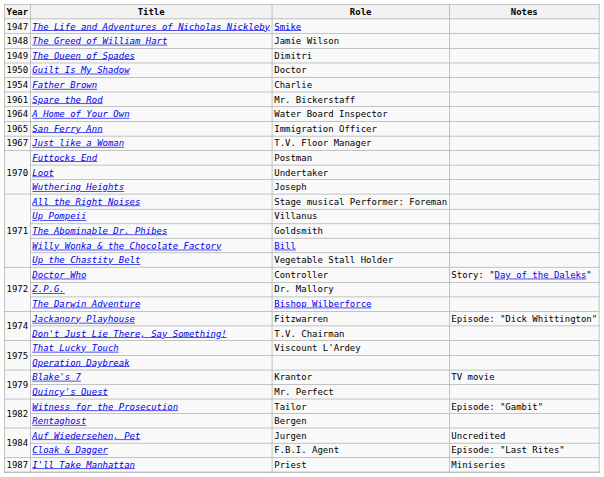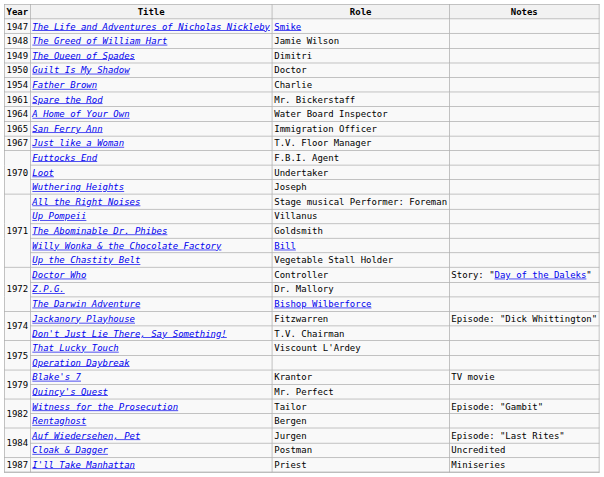(293, 158) Postman -> (307, 158) F.B.I. Agent
(478, 436) Uncredited -> (508, 436) Episode: "Last Rites"
(307, 450) F.B.I. Agent -> (293, 450) Postman
(508, 450) Episode: "Last Rites" -> (478, 450) Uncredited
